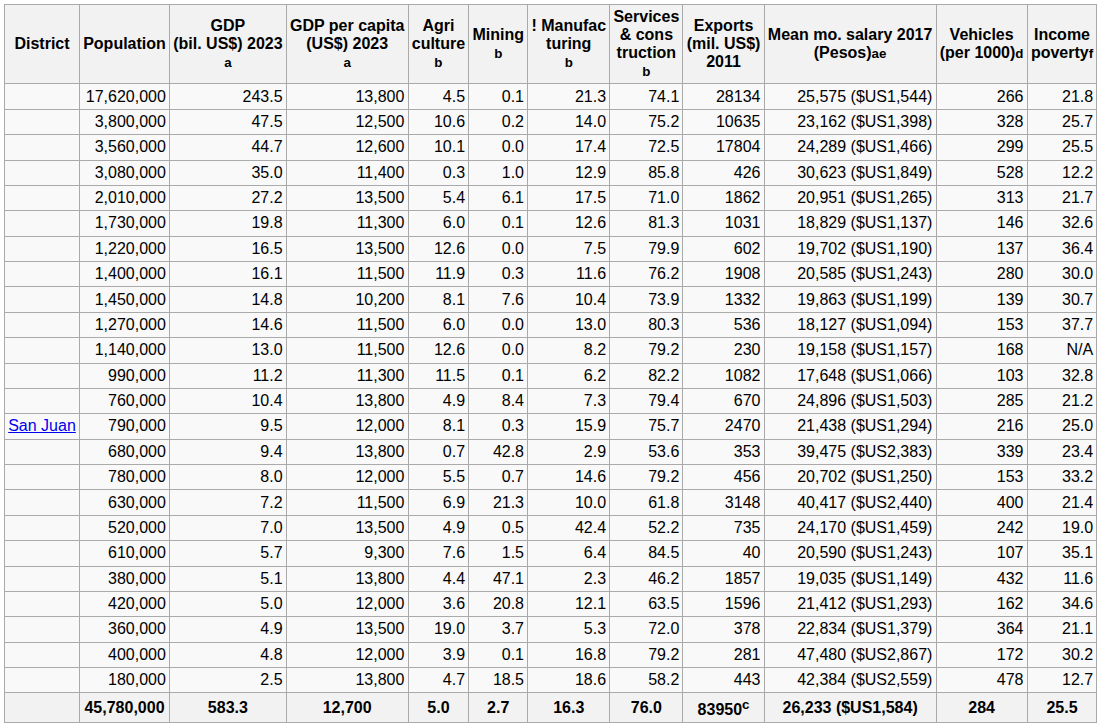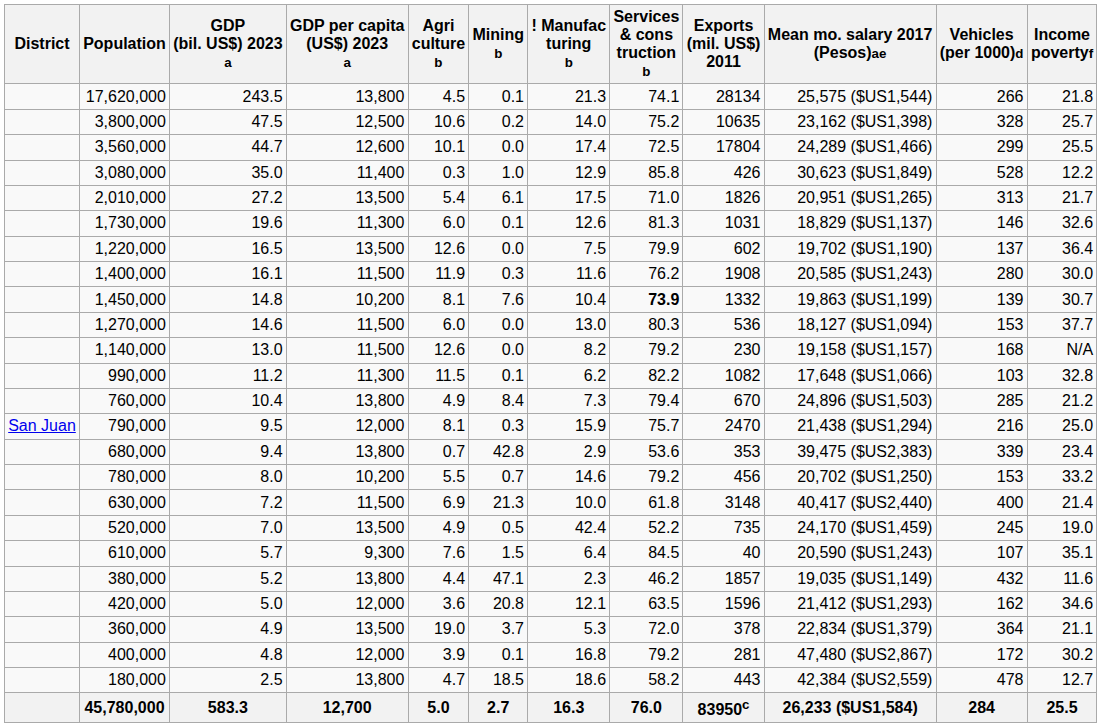(743, 198) 1862 -> (743, 198) 1826
(267, 223) 19.8 -> (267, 223) 19.6
(664, 299) normal -> (664, 299) bold
(380, 477) 12,000 -> (380, 477) 10,200
(1010, 527) 242 -> (1010, 527) 245
(271, 578) 5.1 -> (271, 578) 5.2
